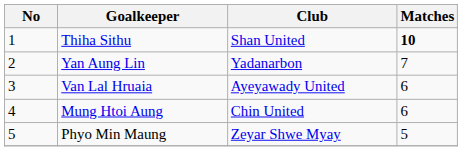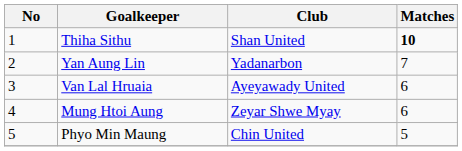(267, 110) Chin United -> (286, 110) Zeyar Shwe Myay
(286, 134) Zeyar Shwe Myay -> (267, 134) Chin United
